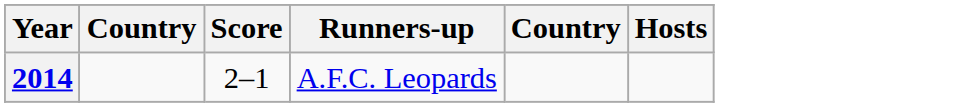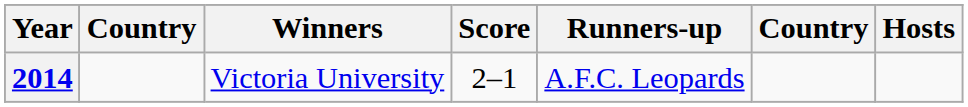+ column: (327, 28)
